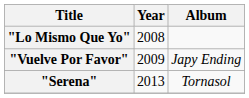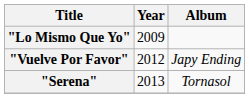(151, 37) 2008 -> (151, 37) 2009
(151, 59) 2009 -> (151, 59) 2012
